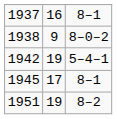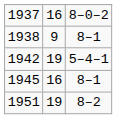(89, 15) 8–1 -> (89, 15) 8–0–2
(89, 37) 8–0–2 -> (89, 37) 8–1
(54, 81) 17 -> (54, 81) 16
